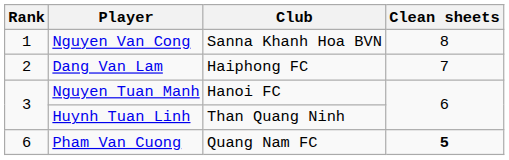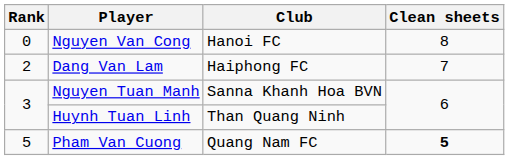(27, 42) 1 -> (27, 42) 0
(294, 42) Sanna Khanh Hoa BVN -> (244, 42) Hanoi FC
(244, 92) Hanoi FC -> (294, 92) Sanna Khanh Hoa BVN
(27, 142) 6 -> (27, 142) 5
